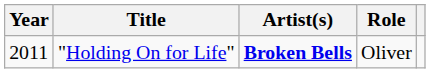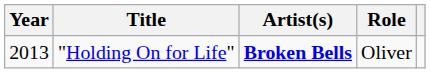(29, 51) 2011 -> (29, 51) 2013
